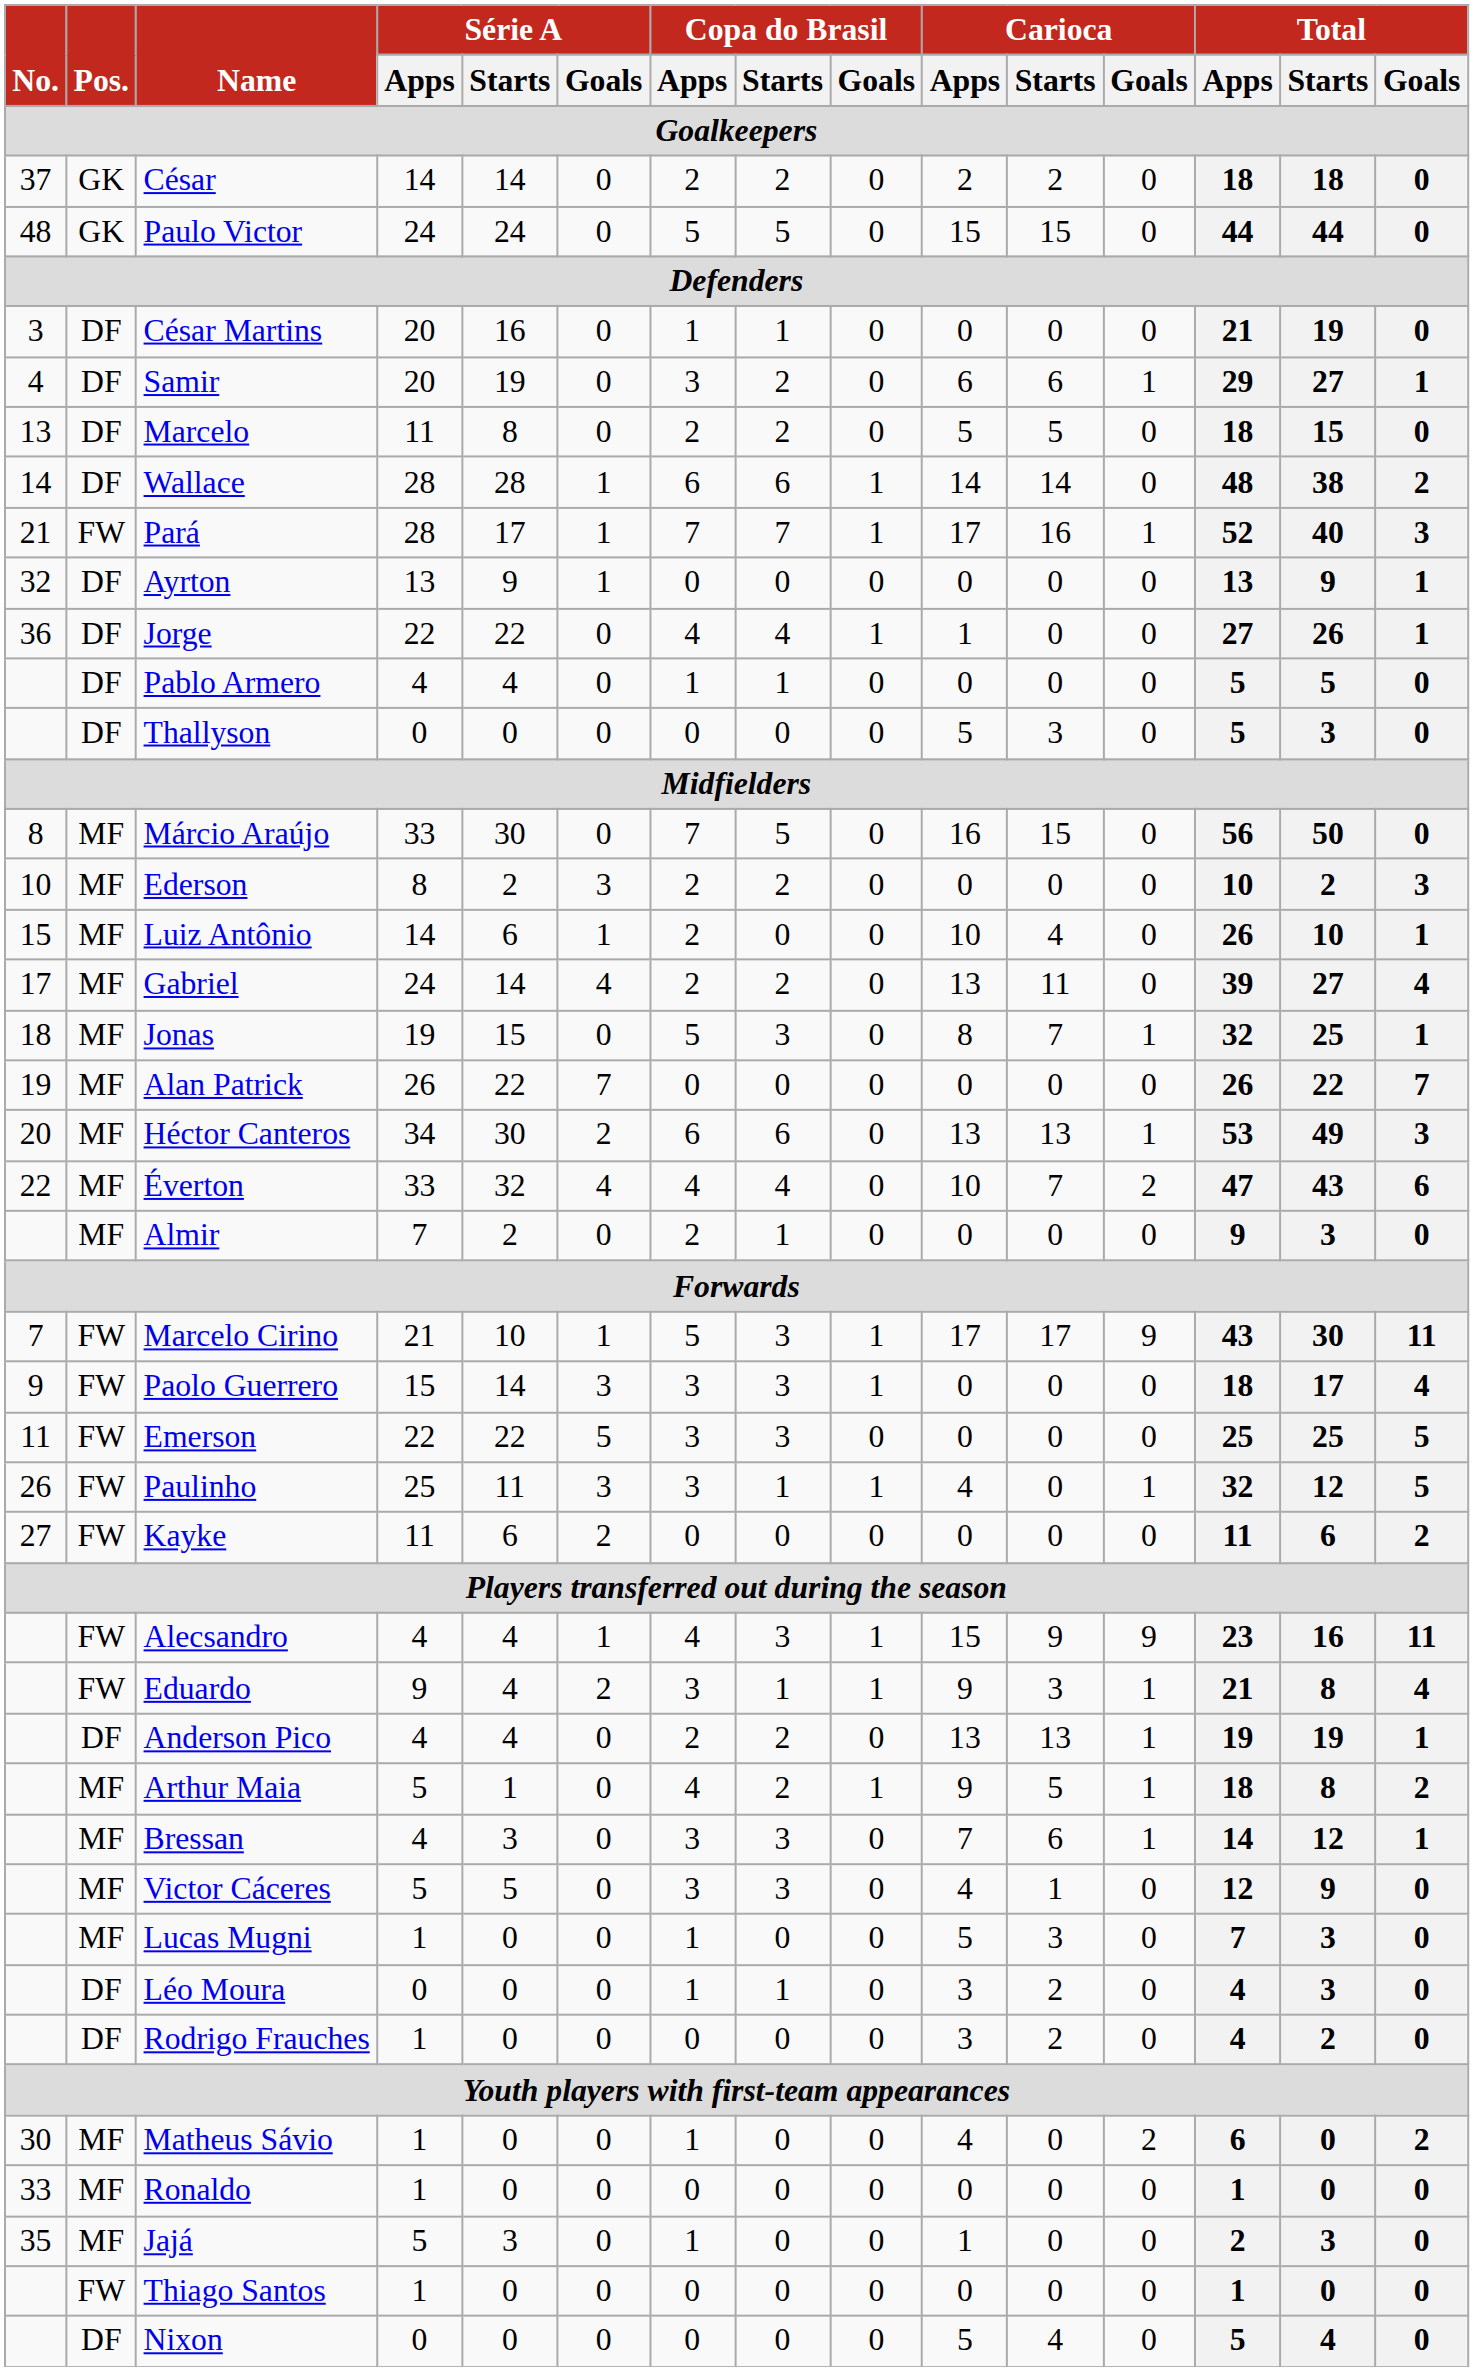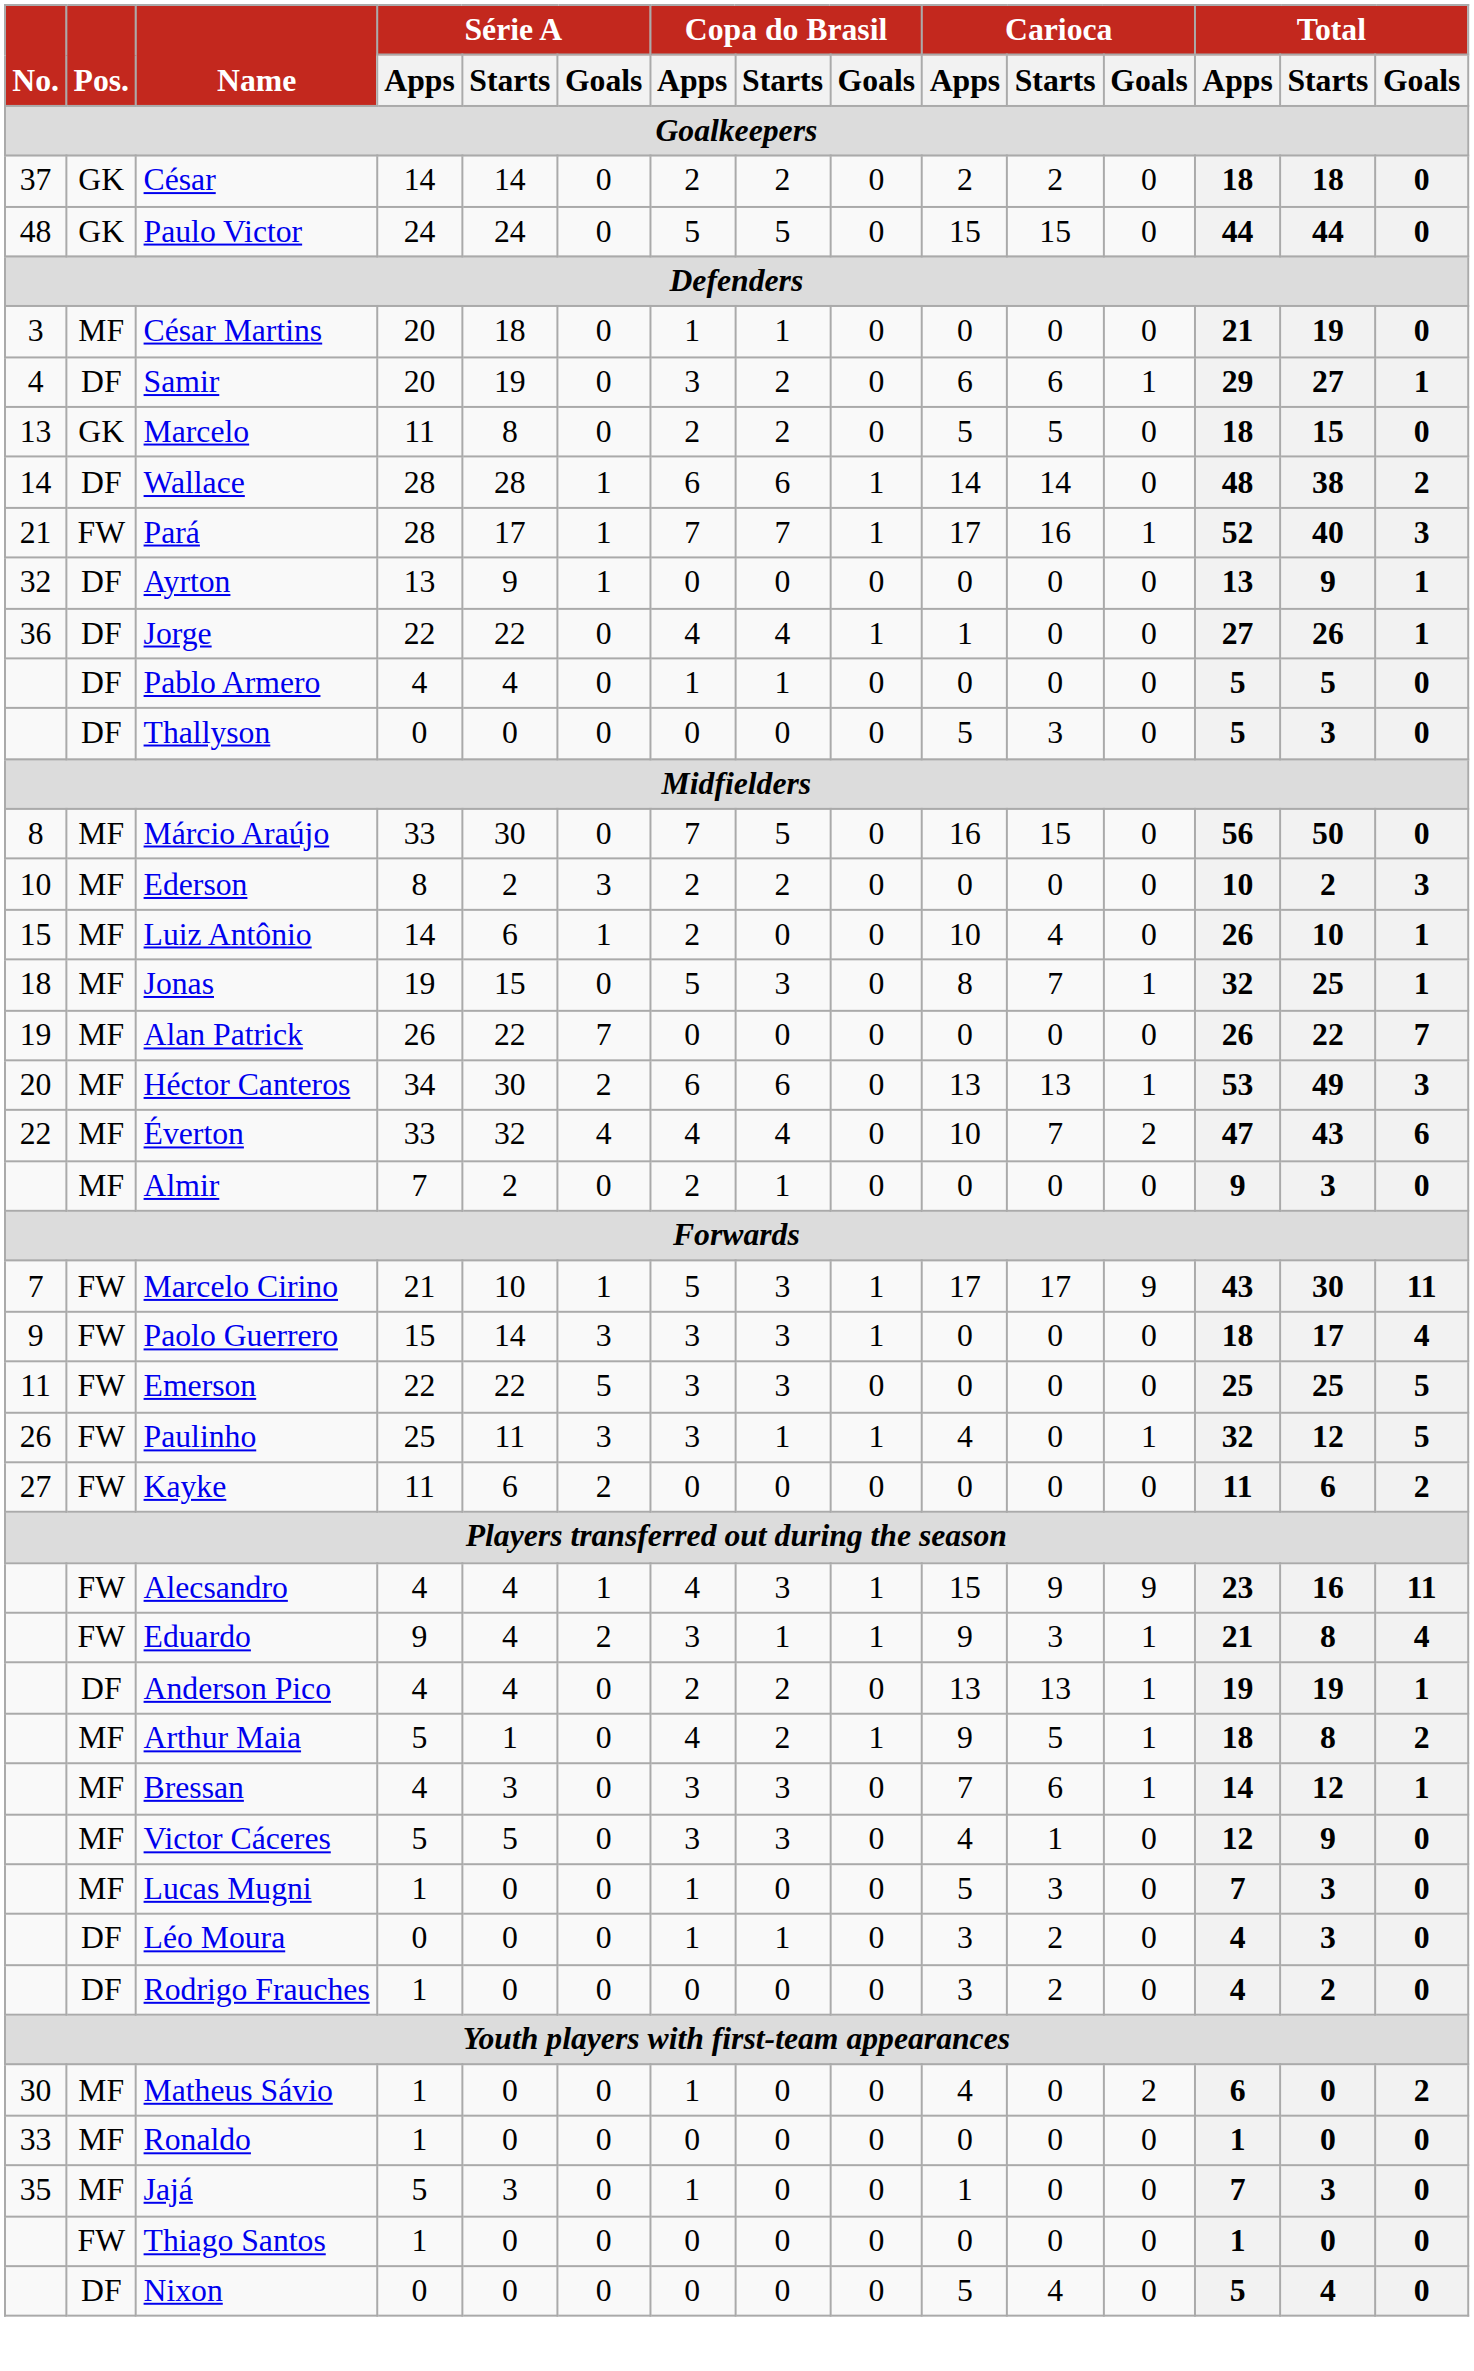(101, 331) DF -> (101, 331) MF
(510, 331) 16 -> (510, 331) 18
(101, 431) DF -> (101, 431) GK
- row: (191, 984)
(1238, 2240) 2 -> (1238, 2190) 7
